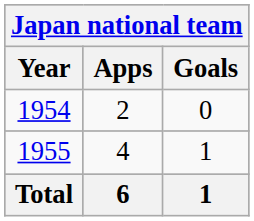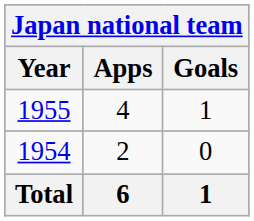rows swapped: (44, 109) <-> (44, 151)
